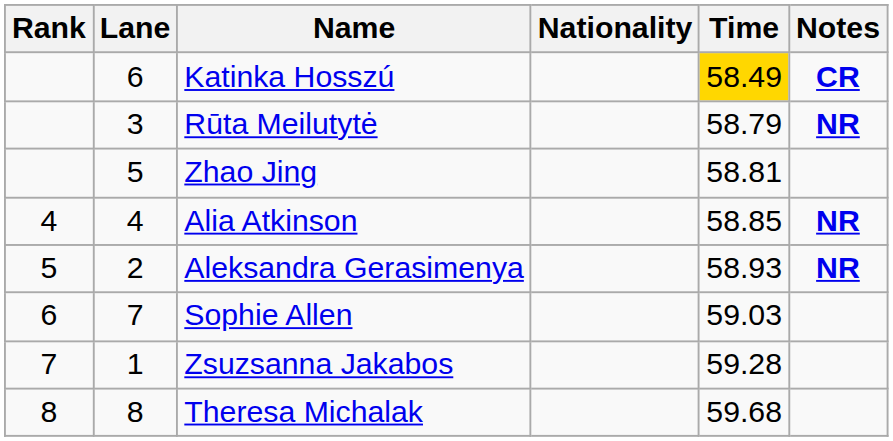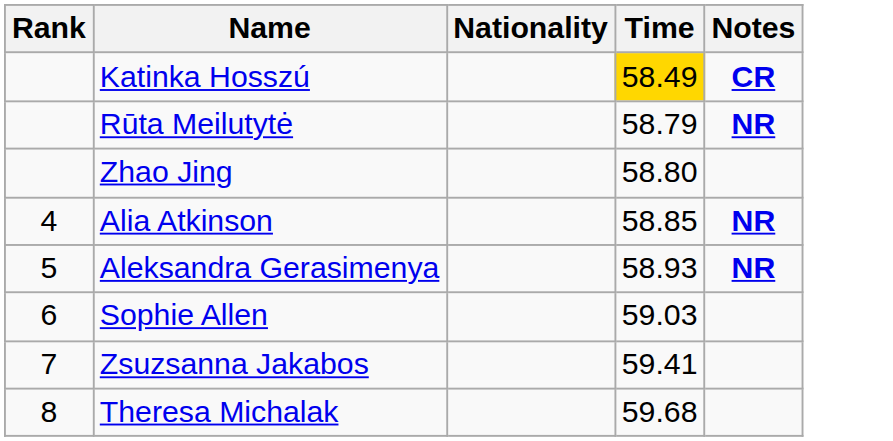- column: (135, 28)
(744, 172) 58.81 -> (660, 172) 58.80
(744, 364) 59.28 -> (660, 364) 59.41
